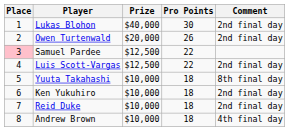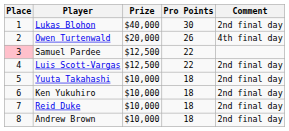(250, 38) 2nd final day -> (250, 38) 4th final day
(250, 79) 8th final day -> (250, 79) 2nd final day
(250, 120) 4th final day -> (250, 120) 2nd final day
